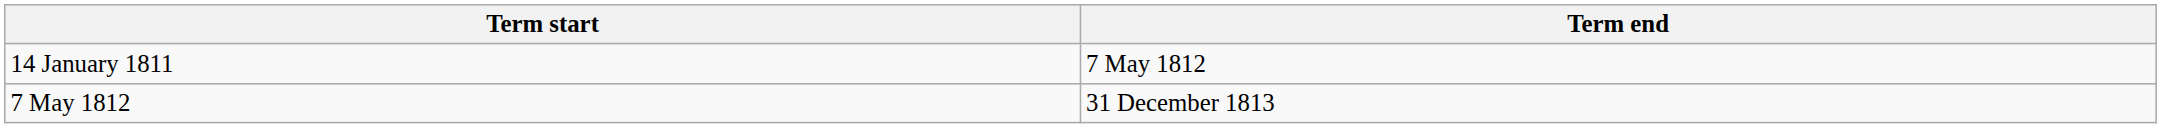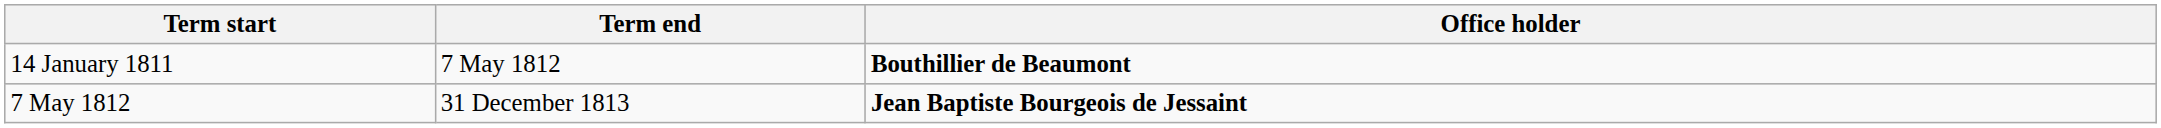+ column: (1511, 24)
